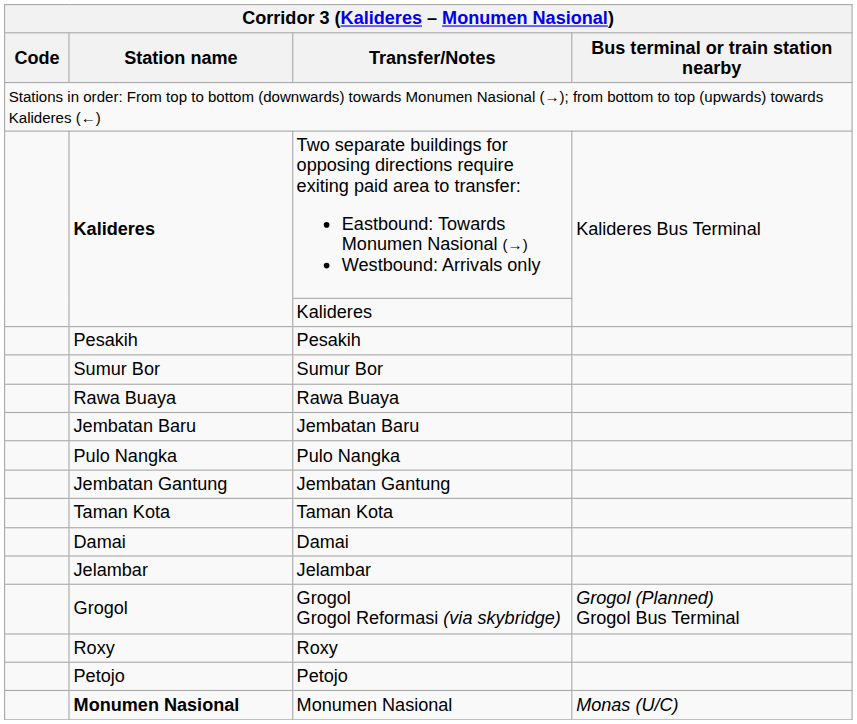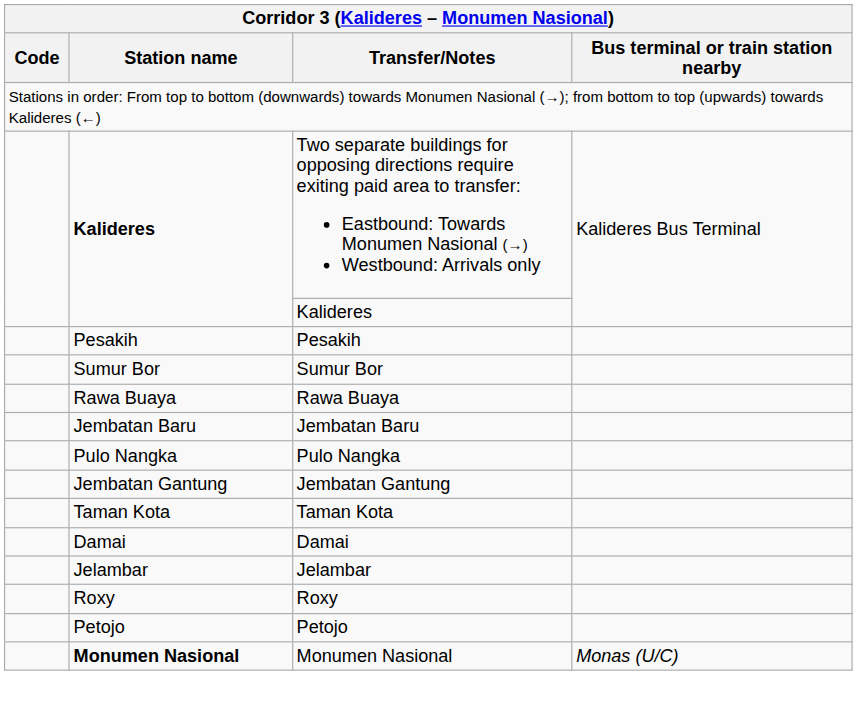- row: (429, 608)
